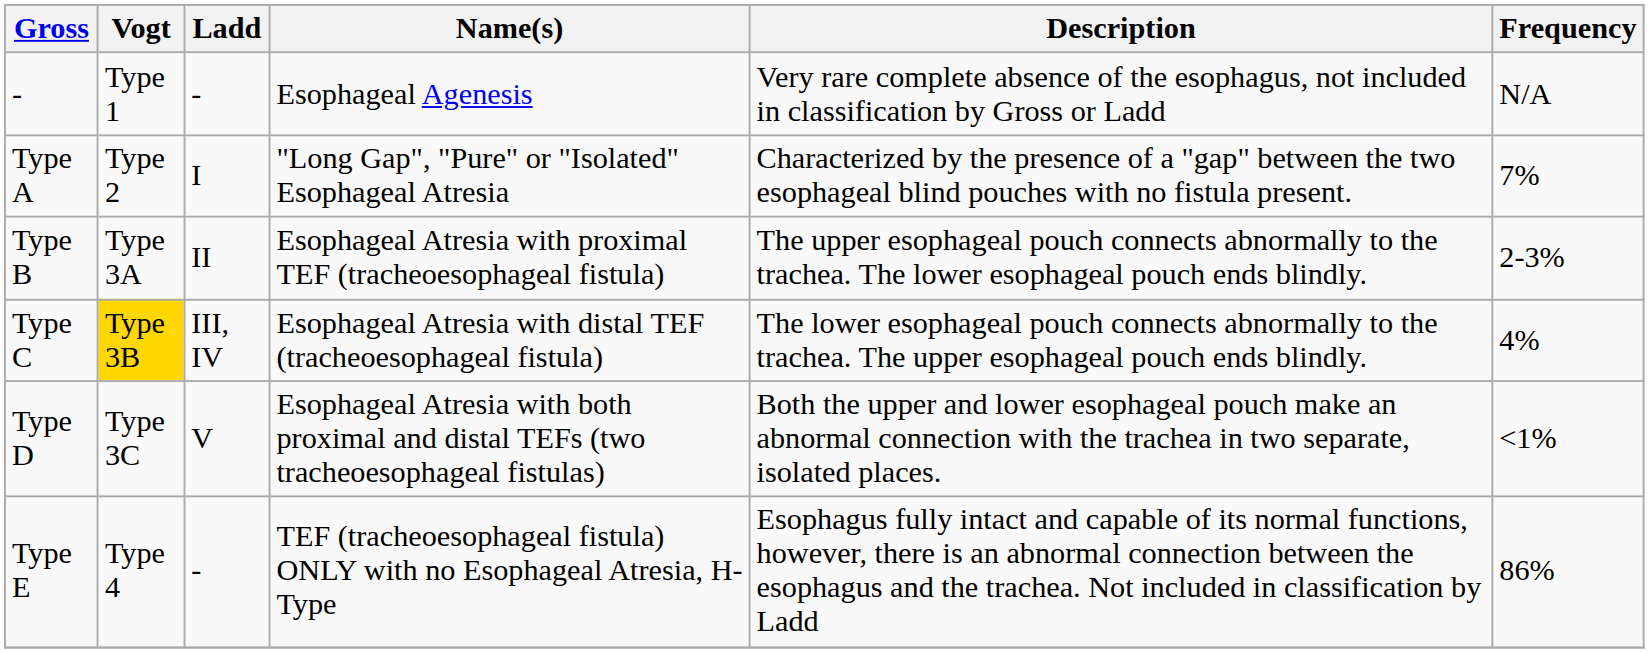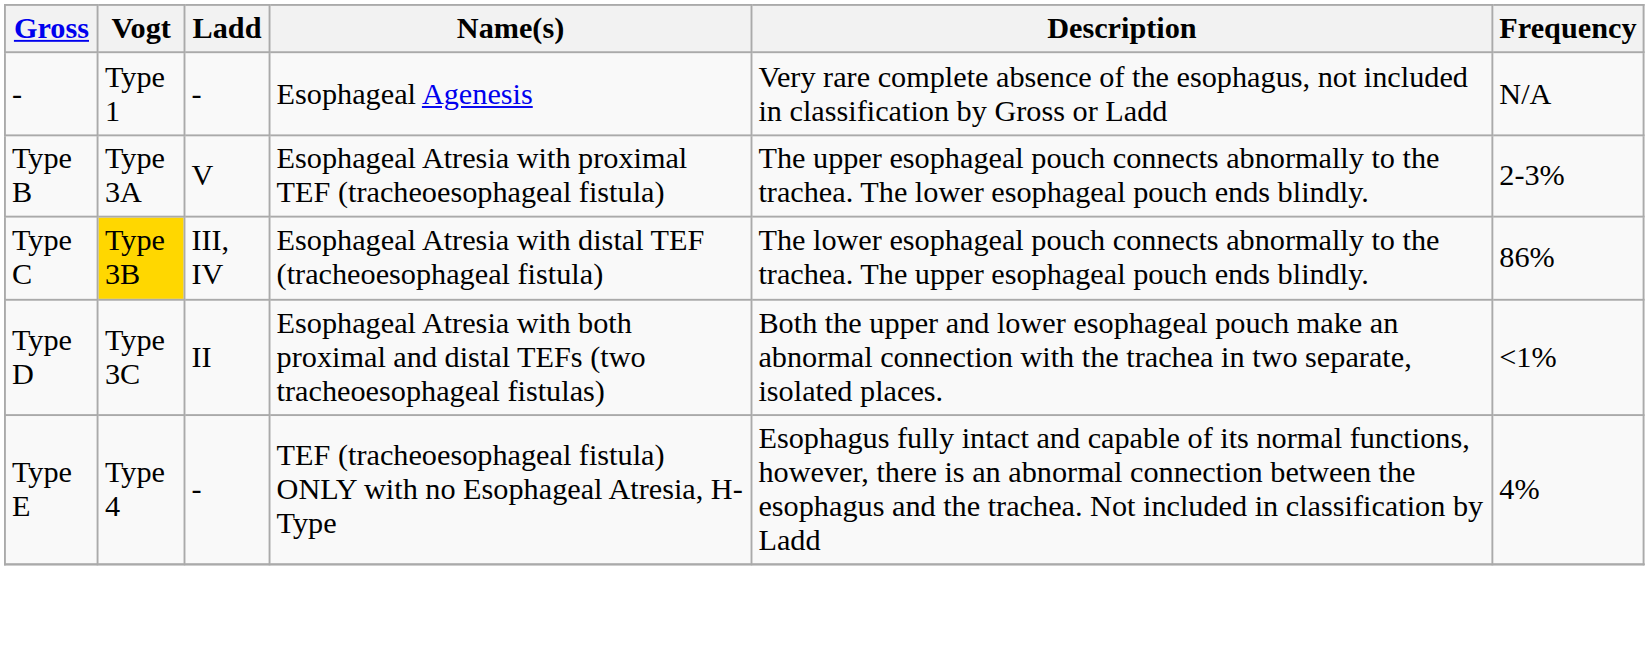- row: (42, 175)
(201, 257) II -> (202, 175) V
(1519, 339) 4% -> (1527, 257) 86%
(202, 438) V -> (201, 356) II
(1527, 571) 86% -> (1519, 489) 4%
